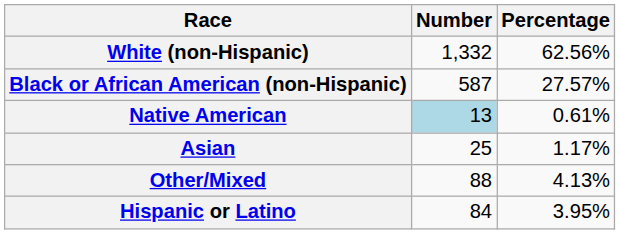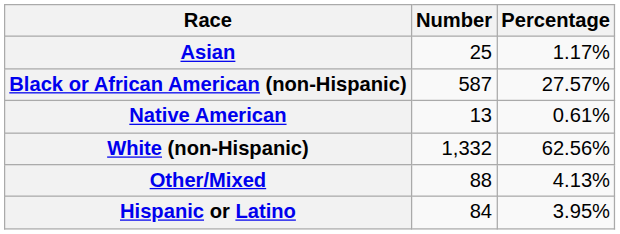rows swapped: (208, 52) <-> (208, 148)
(481, 116) lightblue background -> (481, 116) no background
